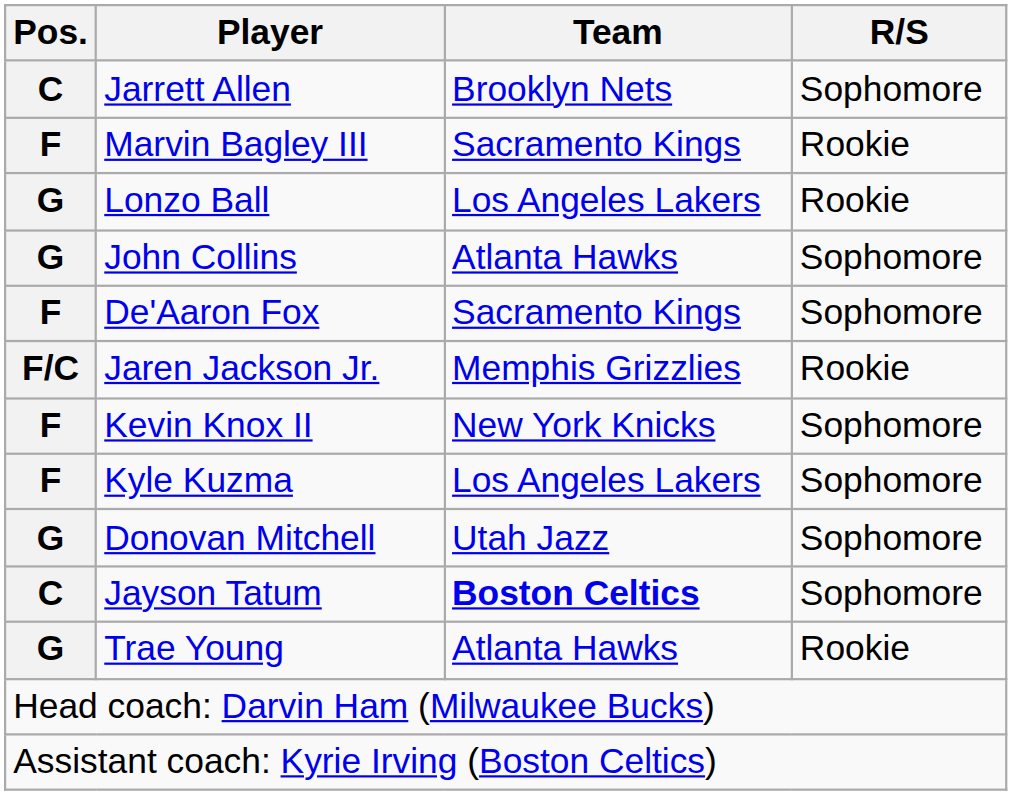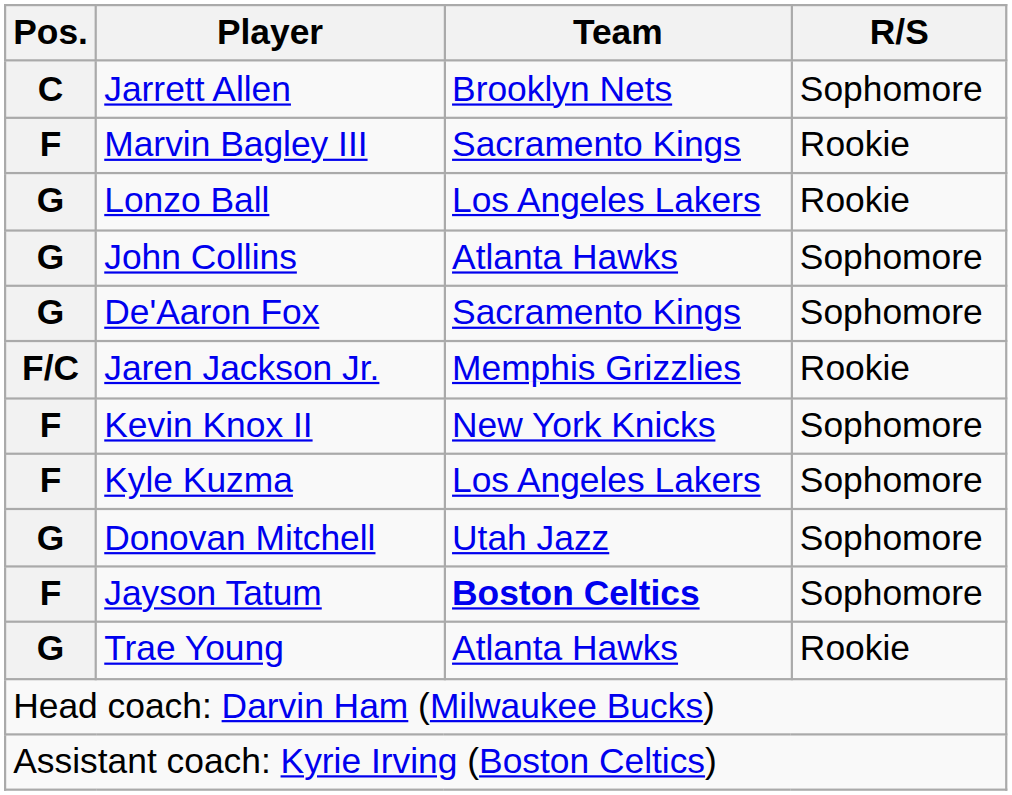(51, 312) F -> (51, 312) G
(51, 593) C -> (51, 593) F
